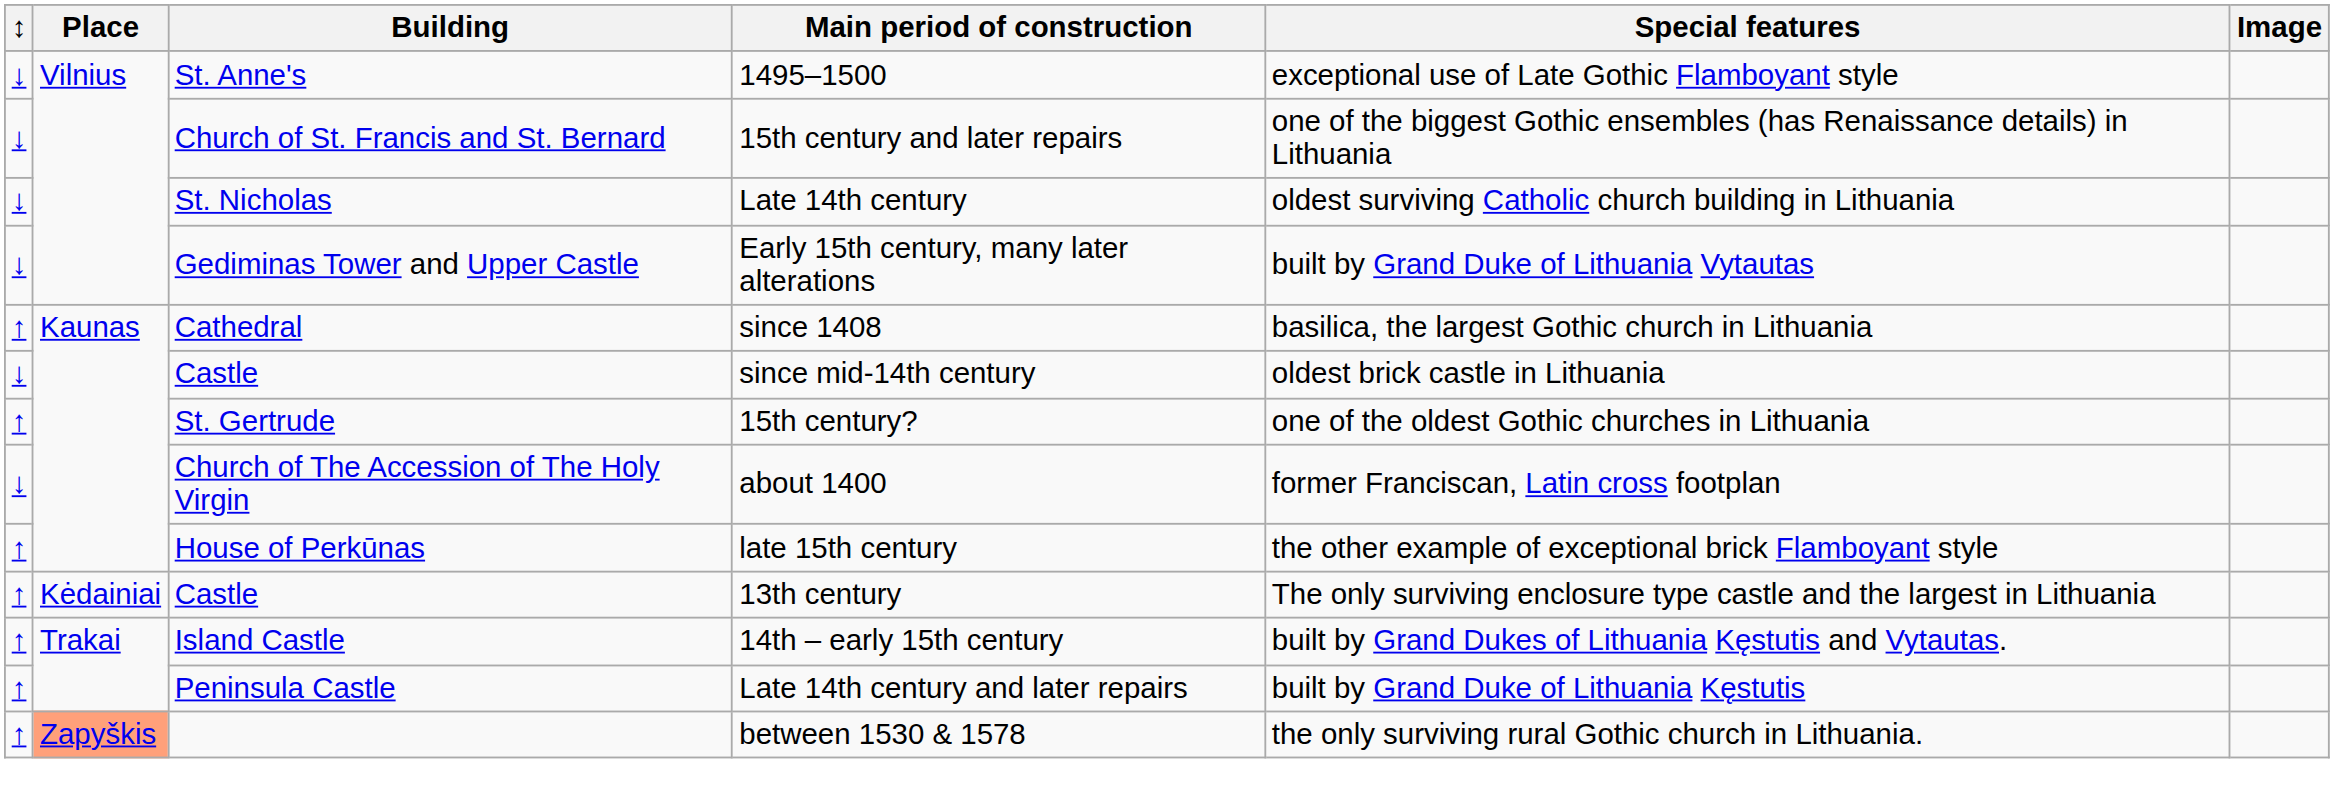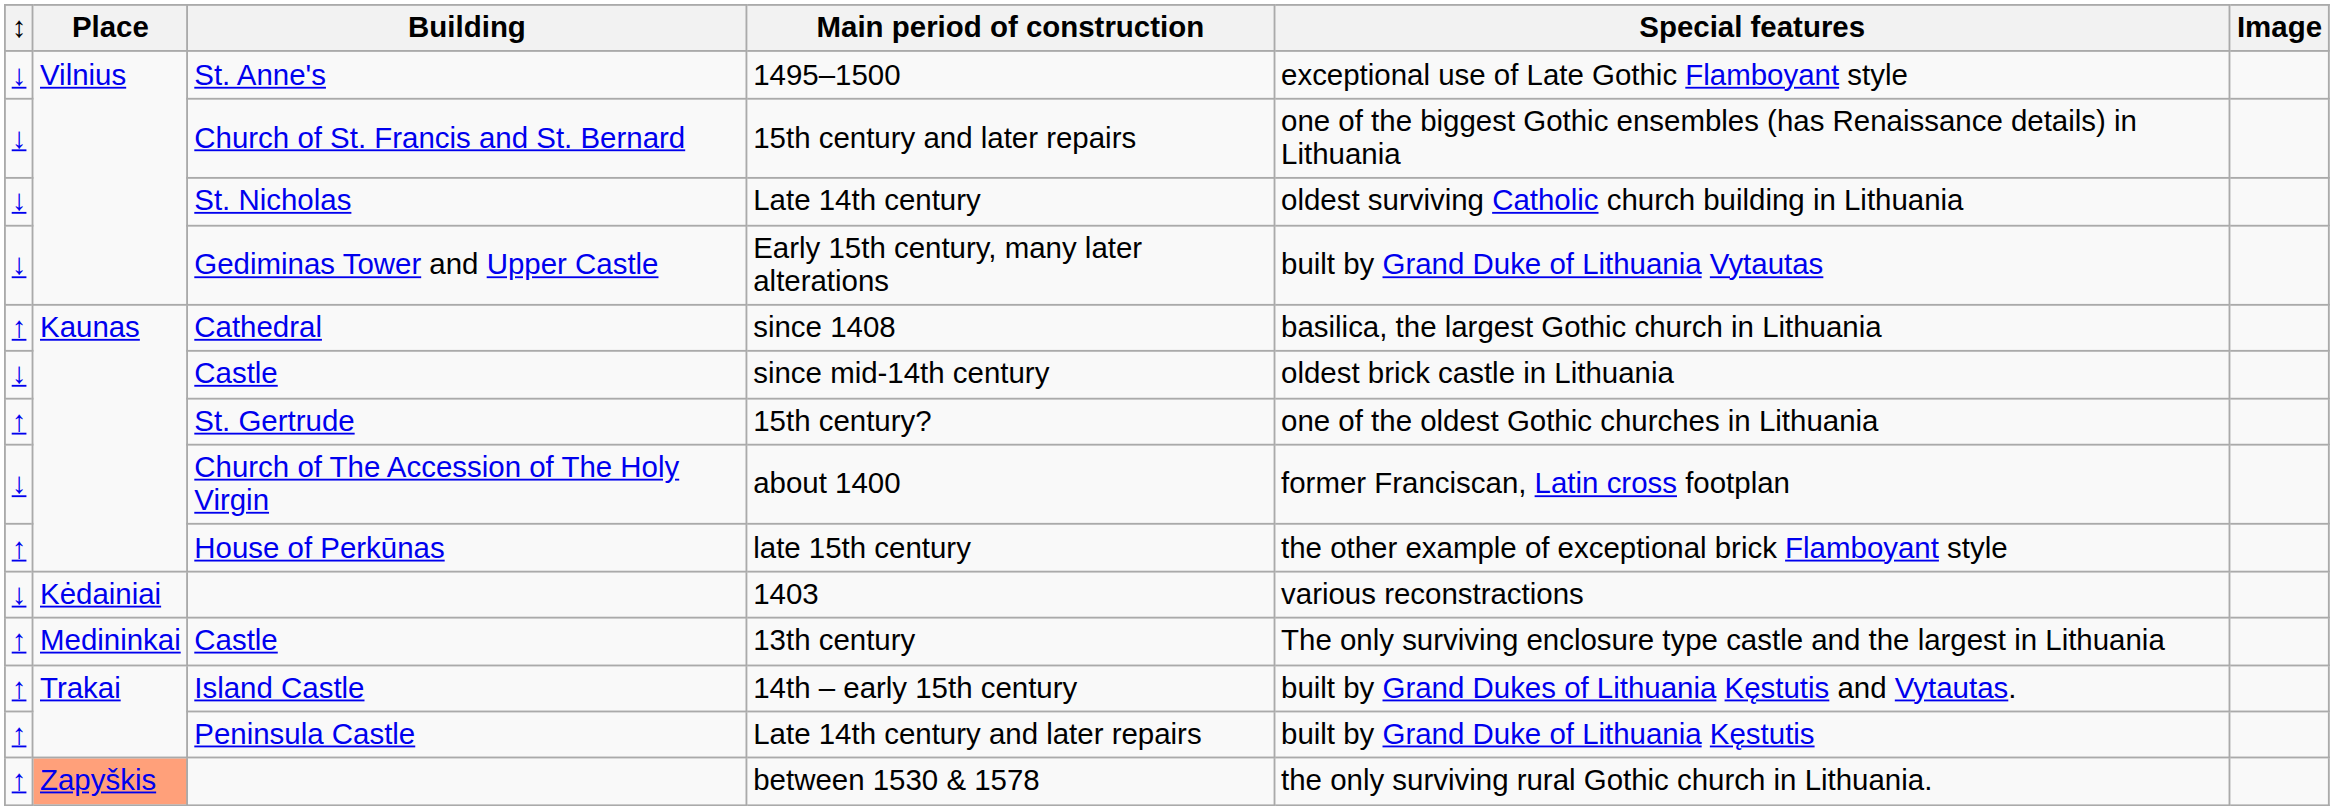+ row: (786, 594)
(101, 594) Kėdainiai -> (110, 640) Medininkai
